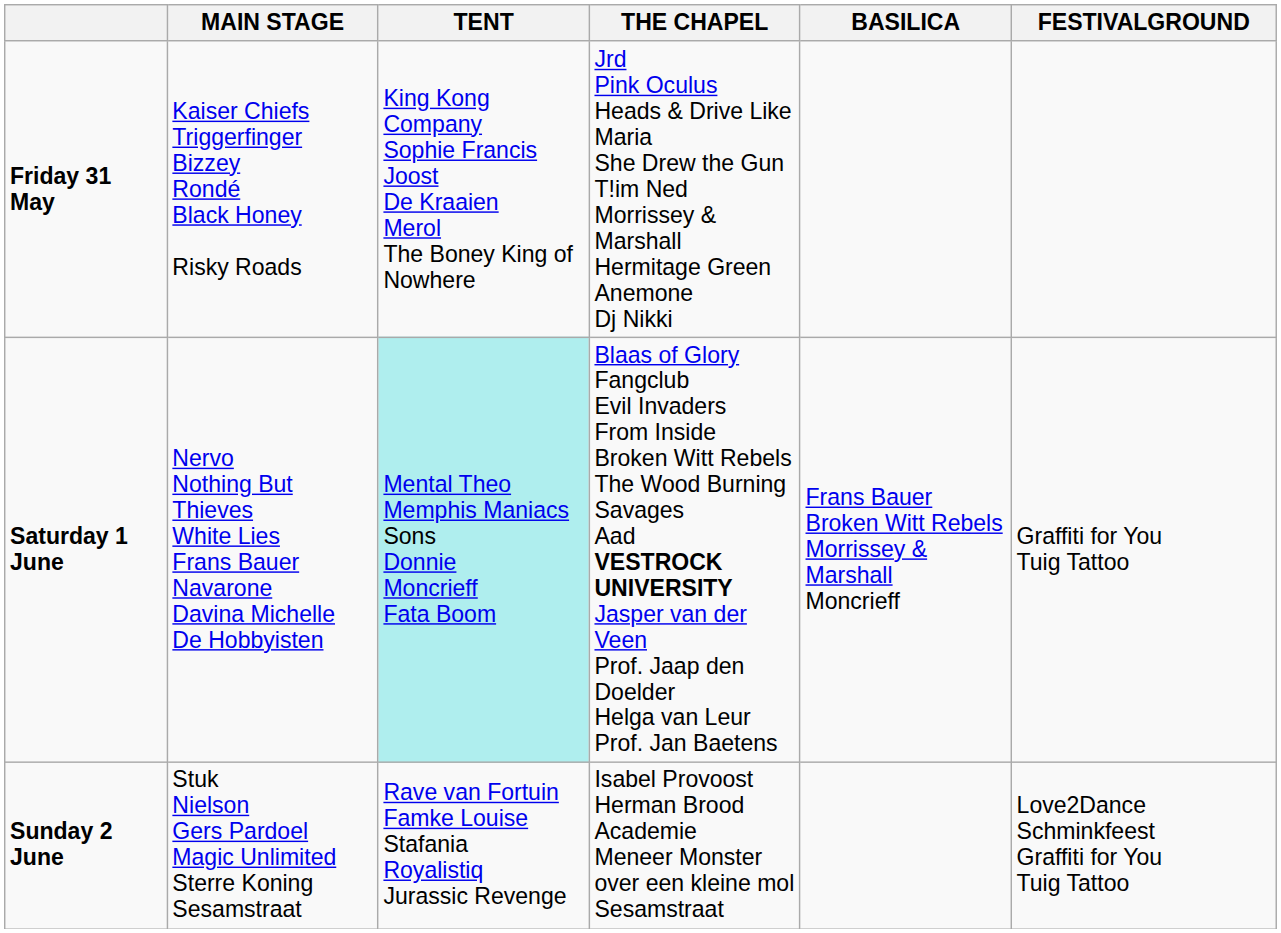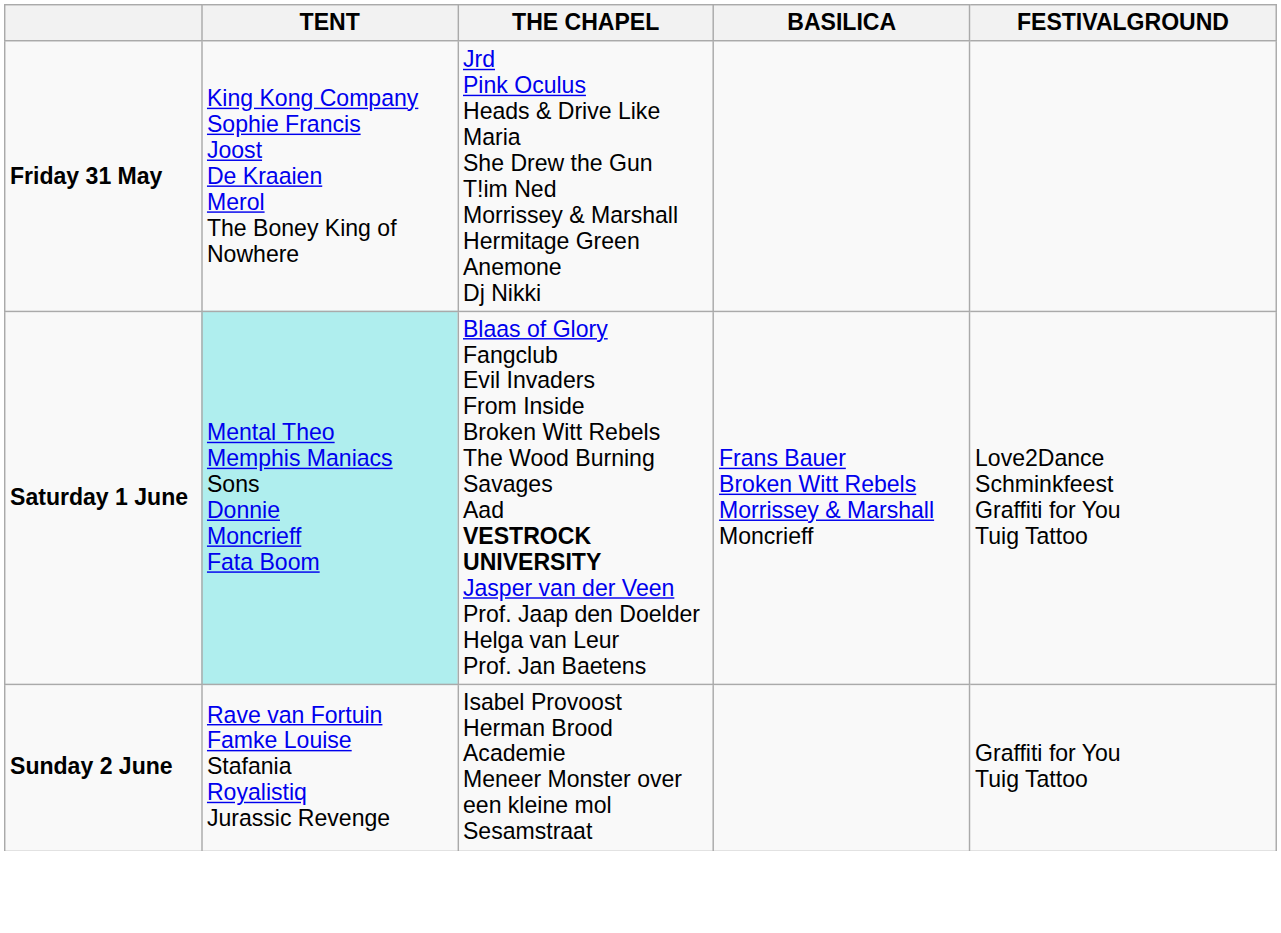- column: (273, 22)
(1089, 549) Graffiti for You Tuig Tattoo -> (1048, 497) Love2Dance Schminkfeest Graffiti for You Tuig Tattoo
(1089, 845) Love2Dance Schminkfeest Graffiti for You Tuig Tattoo -> (1048, 767) Graffiti for You Tuig Tattoo
